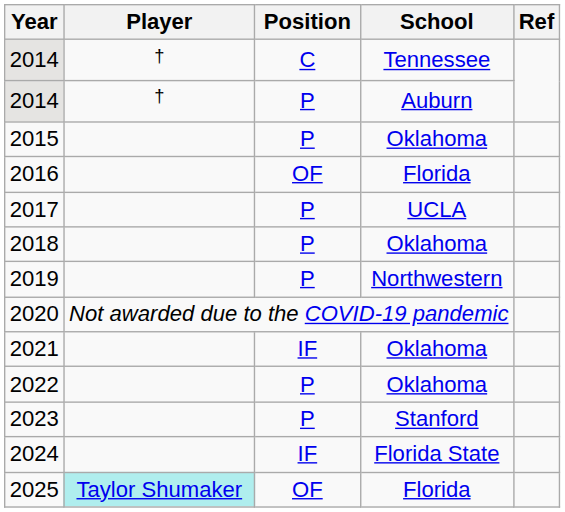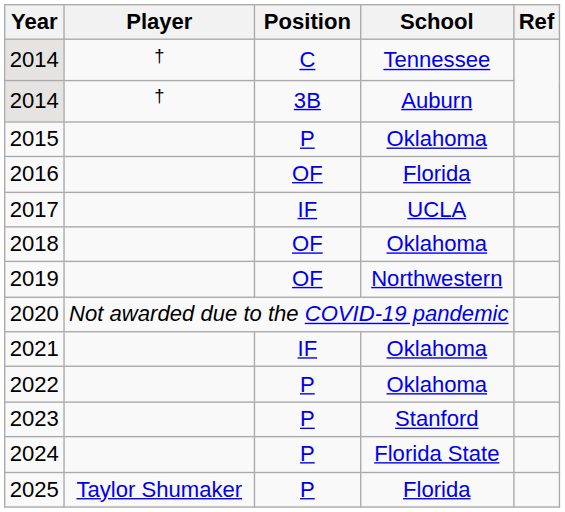(307, 100) P -> (307, 100) 3B
(307, 209) P -> (307, 209) IF
(307, 244) P -> (307, 244) OF
(307, 279) P -> (307, 279) OF
(307, 454) IF -> (307, 454) P
(159, 489) paleturquoise background -> (159, 489) no background
(307, 489) OF -> (307, 489) P
